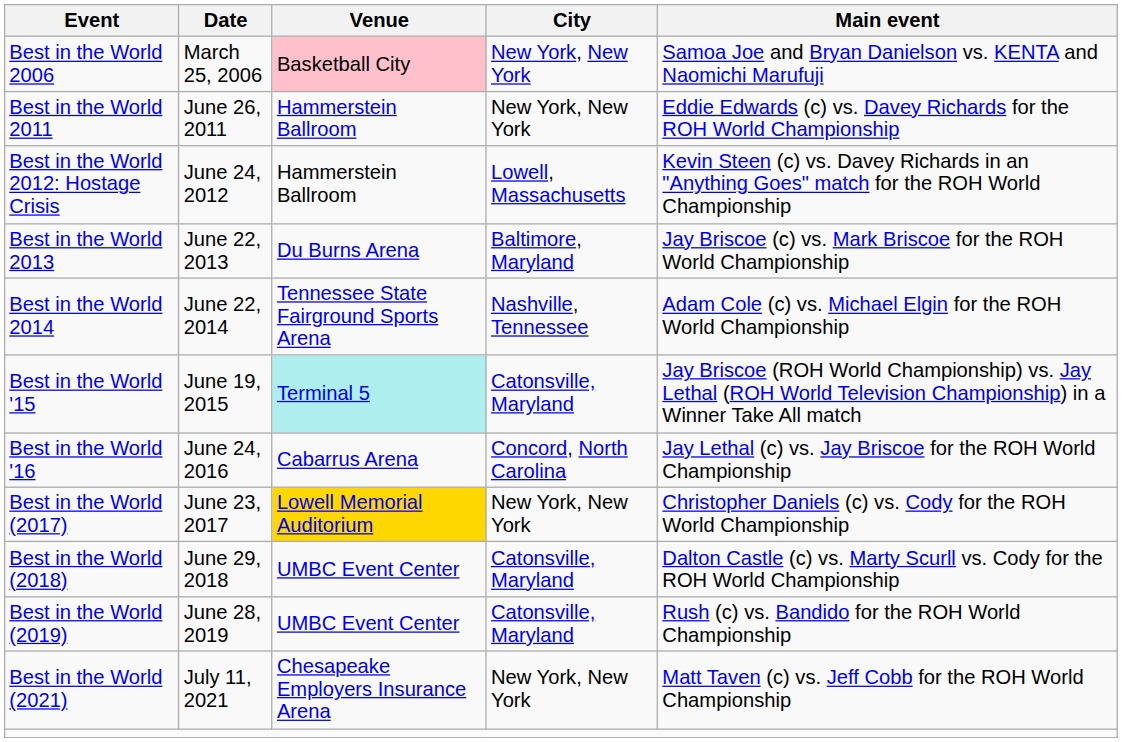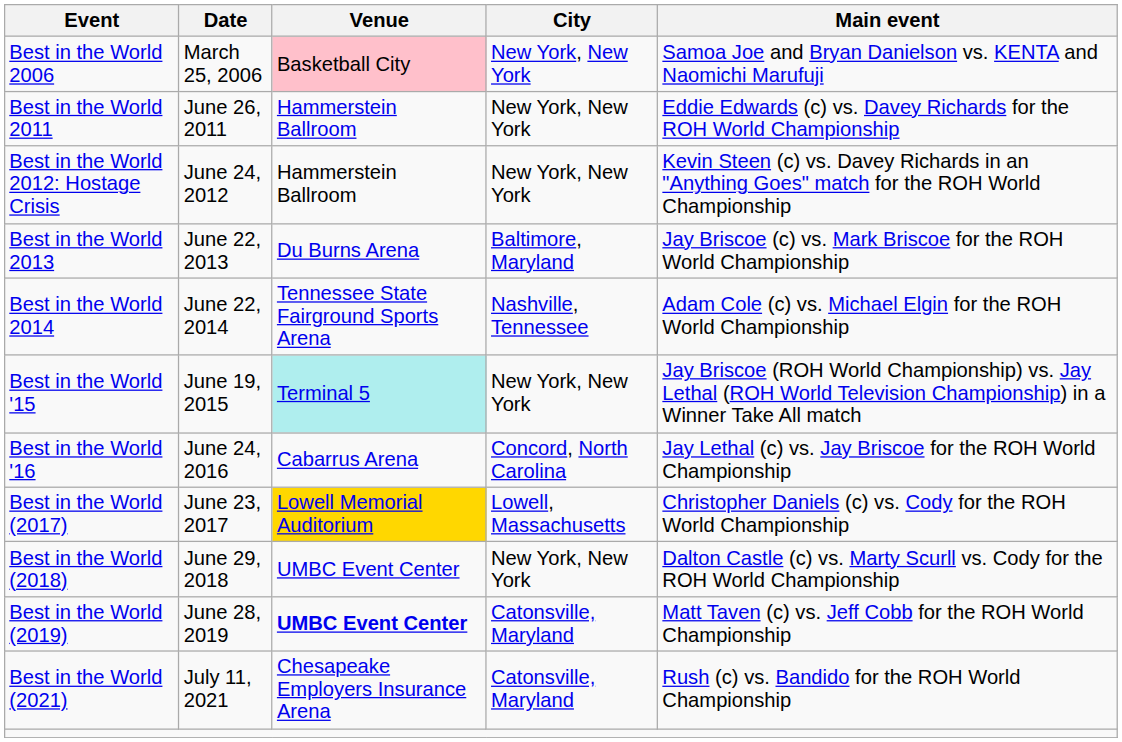(558, 184) Lowell, Massachusetts -> (559, 184) New York, New York
(543, 393) Catonsville, Maryland -> (559, 393) New York, New York
(559, 514) New York, New York -> (558, 514) Lowell, Massachusetts
(543, 569) Catonsville, Maryland -> (559, 569) New York, New York
(368, 623) normal -> (372, 623) bold
(841, 623) Rush (c) vs. Bandido for the ROH World Championship -> (873, 623) Matt Taven (c) vs. Jeff Cobb for the ROH World Championship
(559, 689) New York, New York -> (543, 689) Catonsville, Maryland
(873, 689) Matt Taven (c) vs. Jeff Cobb for the ROH World Championship -> (841, 689) Rush (c) vs. Bandido for the ROH World Championship
